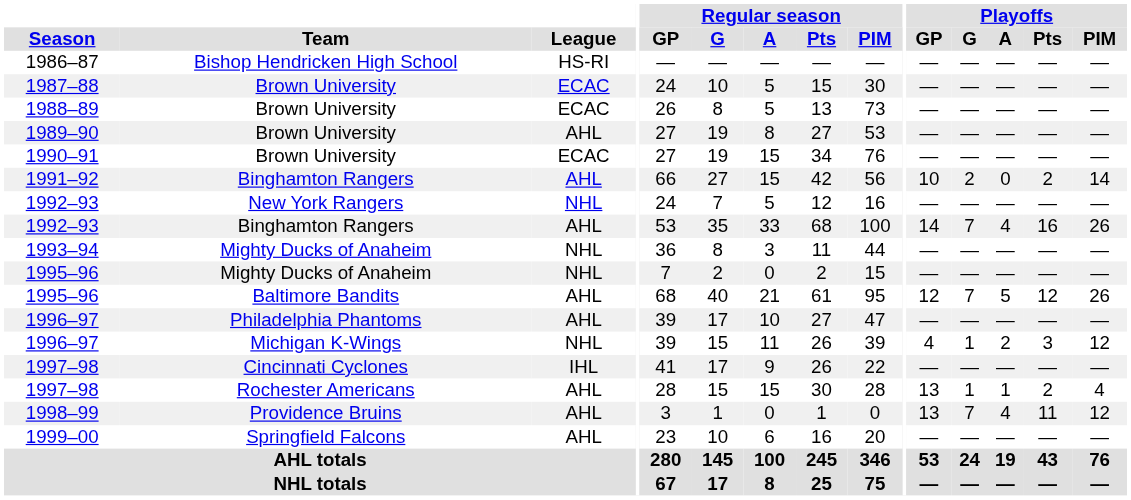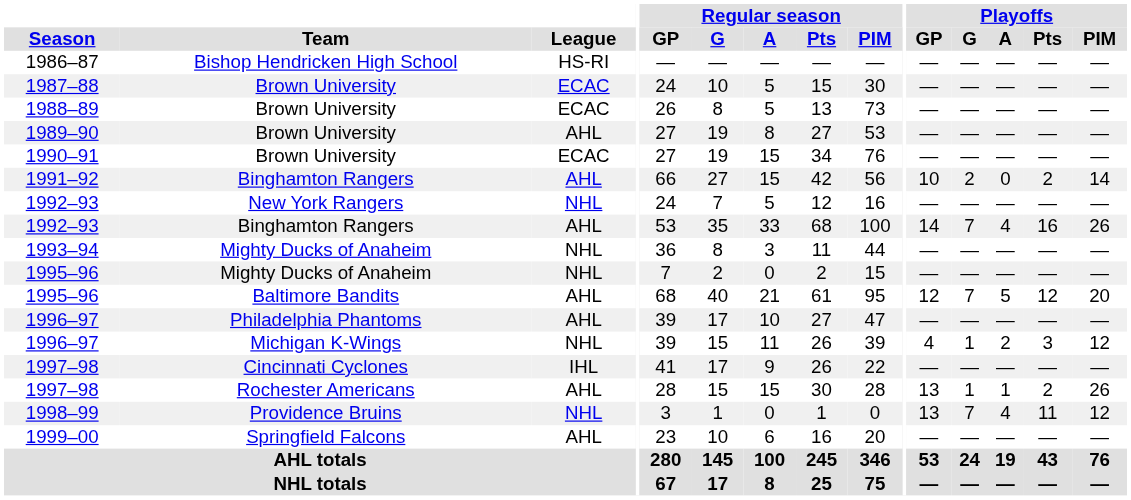(1100, 296) 26 -> (1100, 296) 20
(1100, 390) 4 -> (1100, 390) 26
(584, 413) AHL -> (584, 413) NHL
